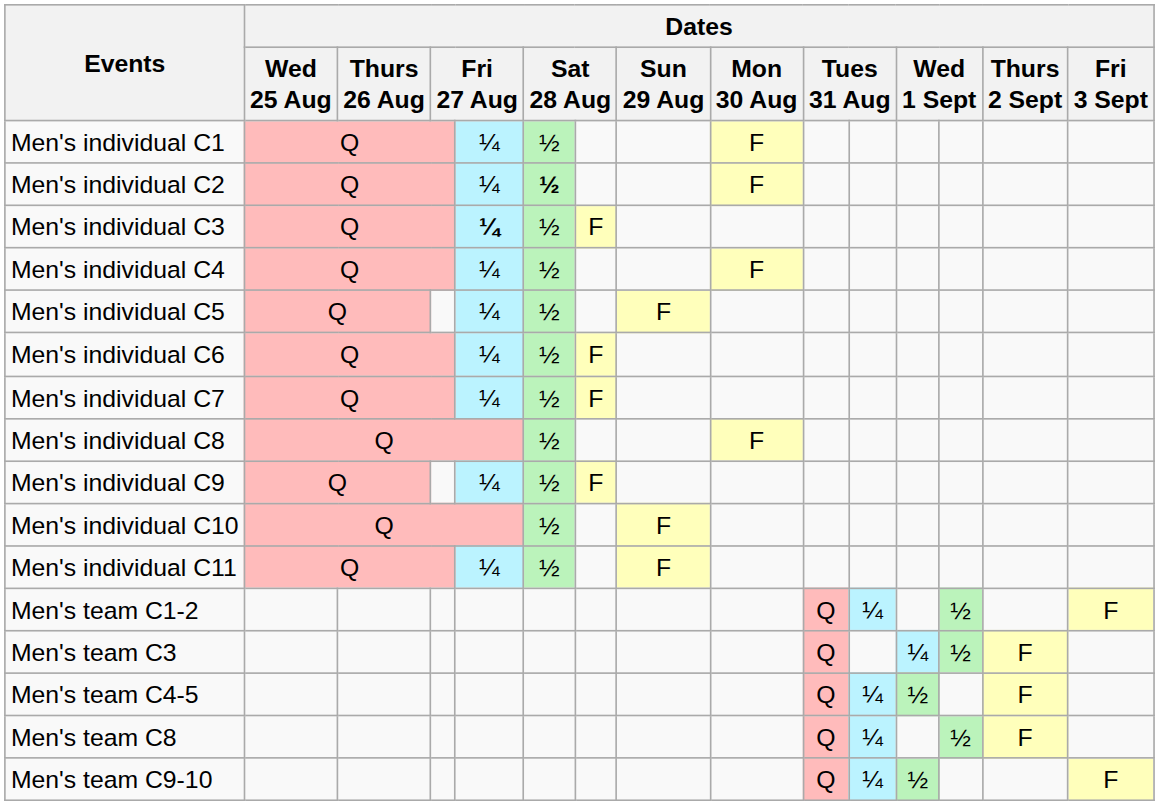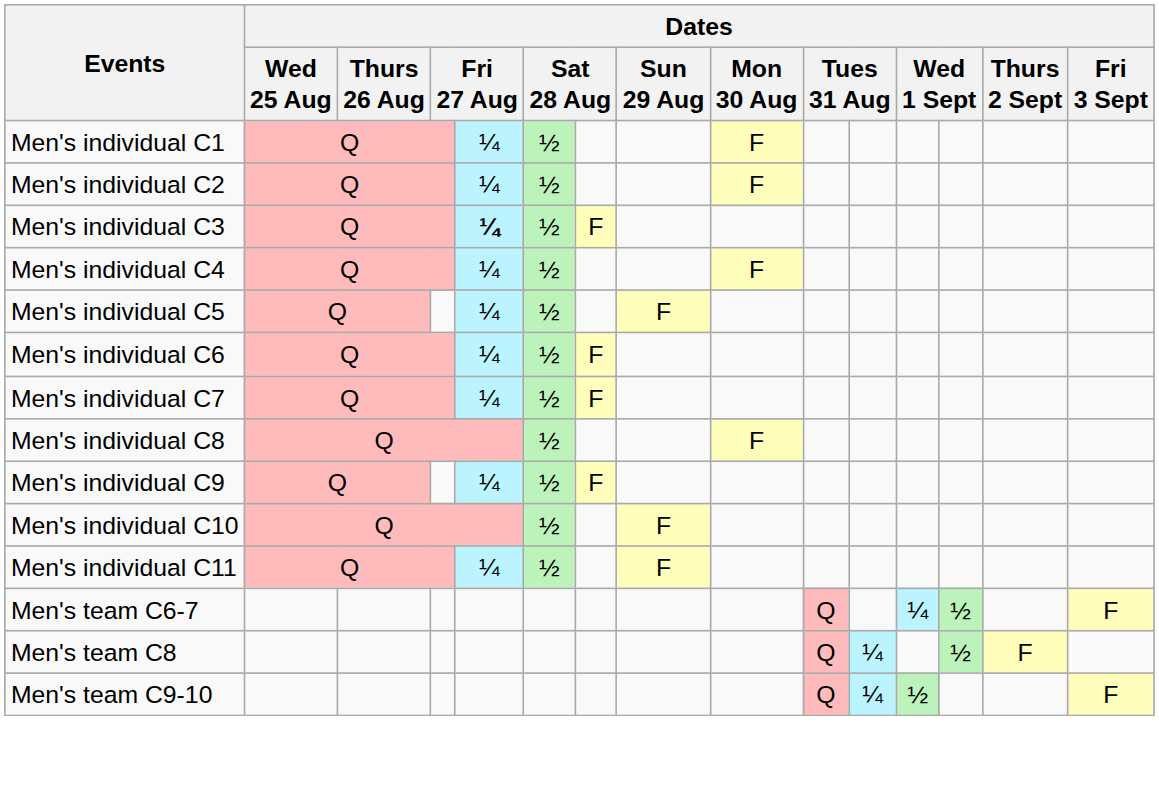(549, 184) bold -> (549, 184) normal
- row: (105, 609)
- row: (94, 652)
- row: (105, 694)
+ row: (105, 609)
